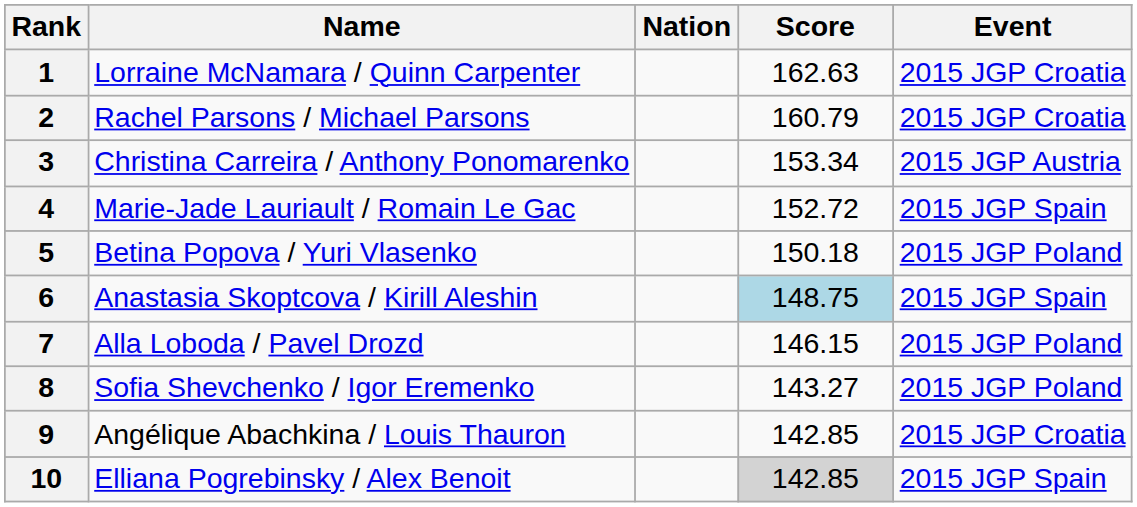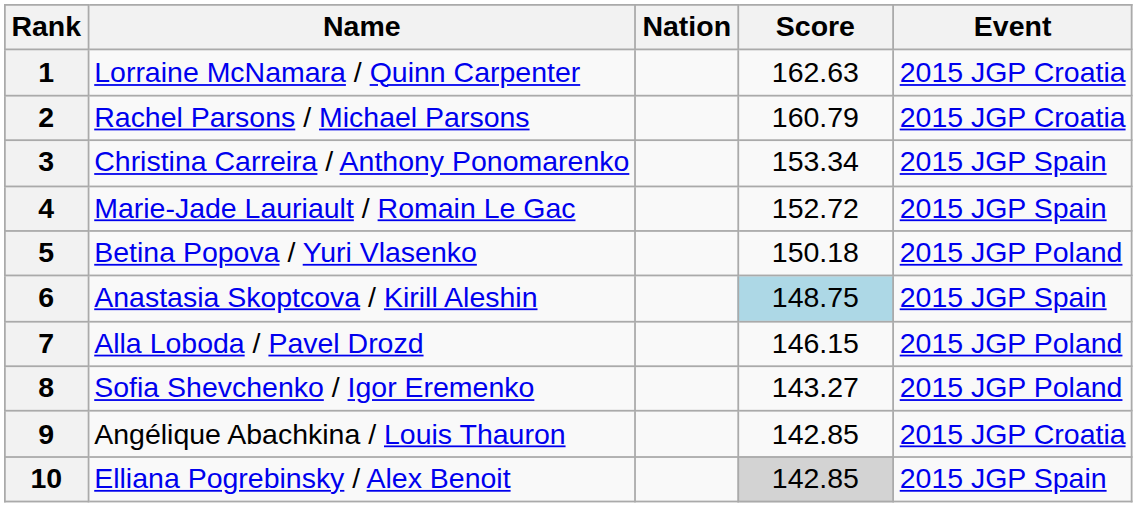(1010, 162) 2015 JGP Austria -> (1003, 162) 2015 JGP Spain
